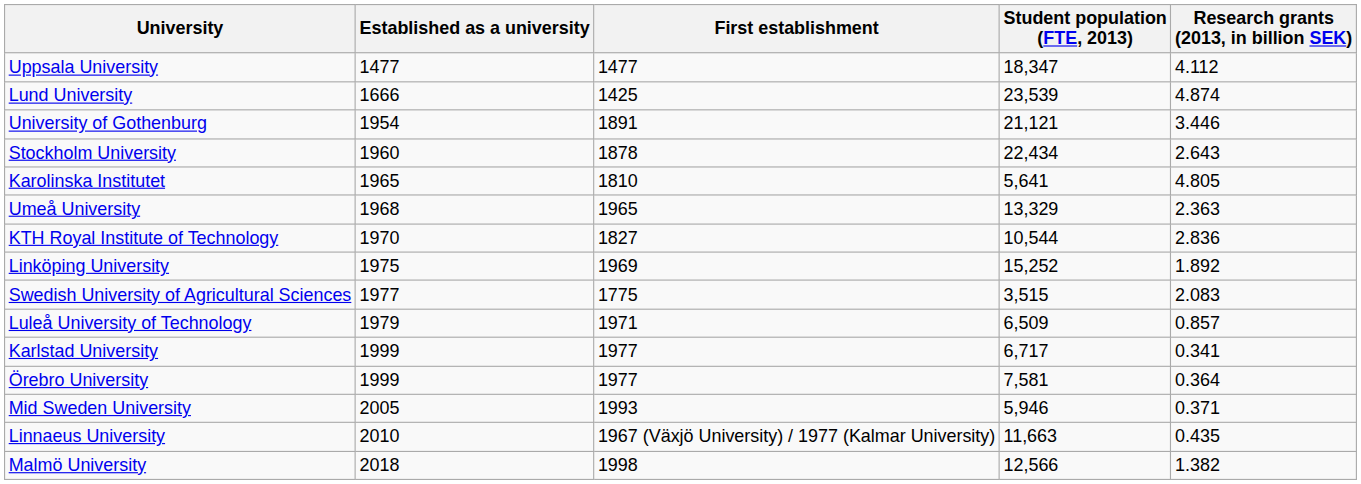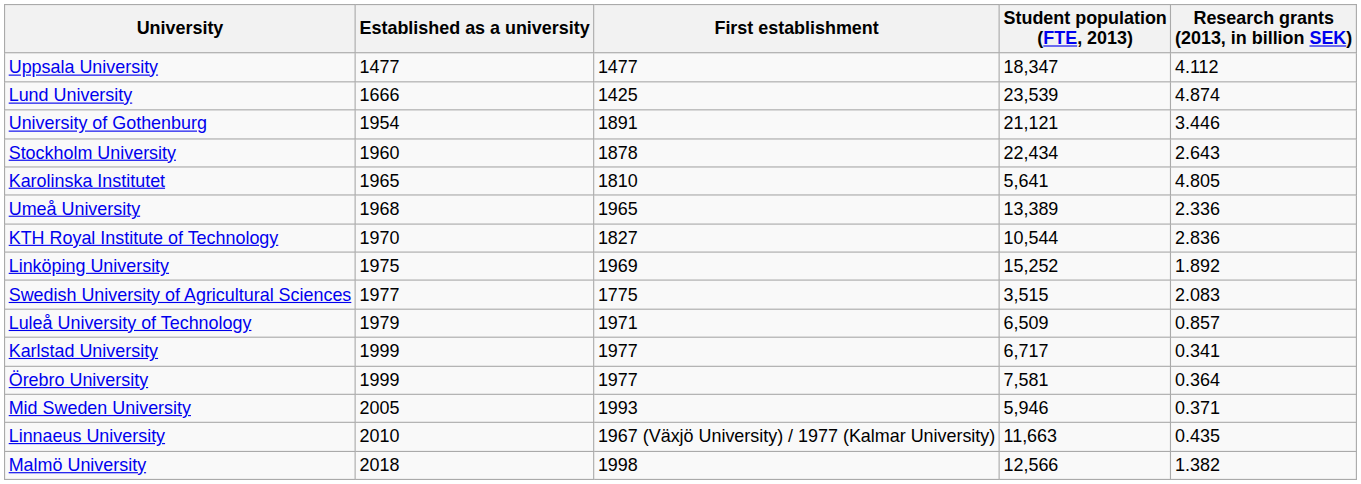(1031, 209) 13,329 -> (1031, 209) 13,389
(1197, 209) 2.363 -> (1197, 209) 2.336
